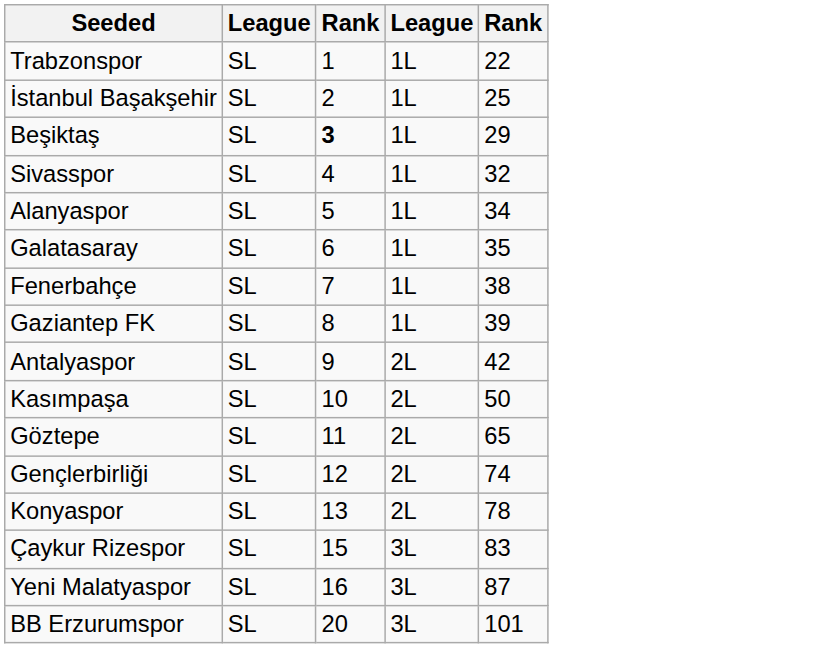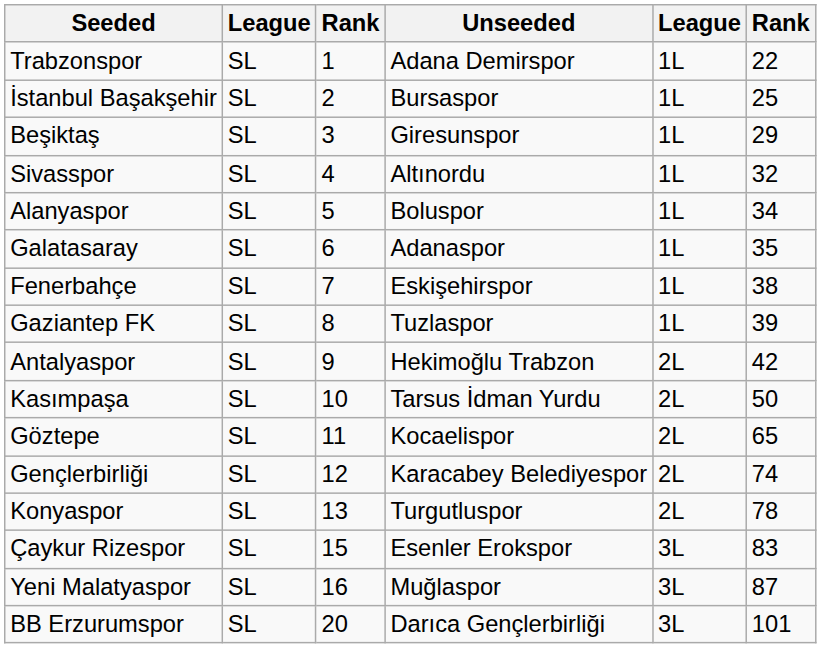+ column: (519, 23)
(328, 135) bold -> (328, 135) normal
